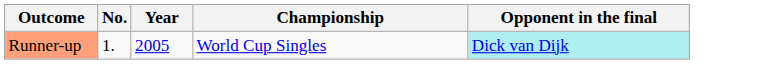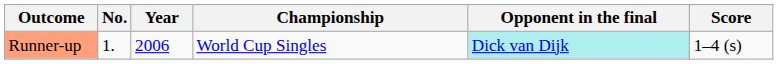+ column: (731, 18)
(152, 45) 2005 -> (152, 45) 2006
